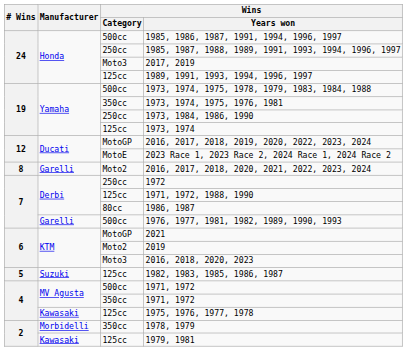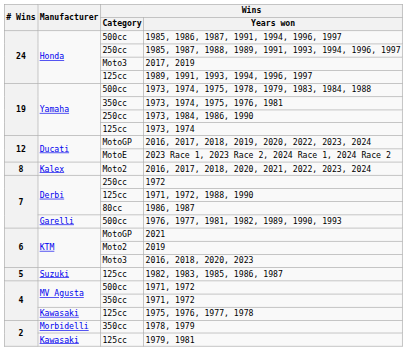(57, 169) Garelli -> (52, 169) Kalex
